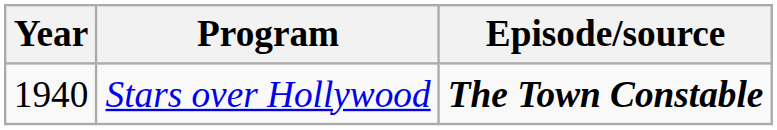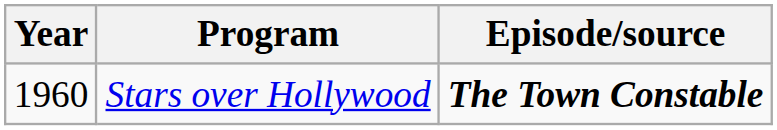(51, 93) 1940 -> (51, 93) 1960
